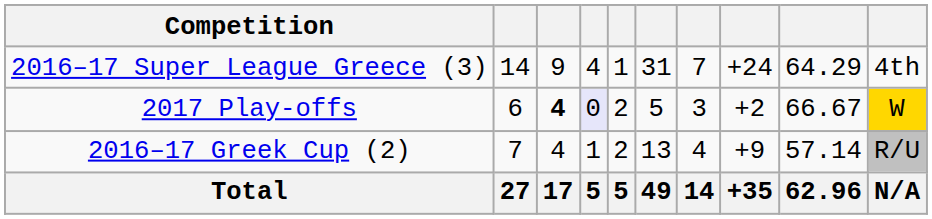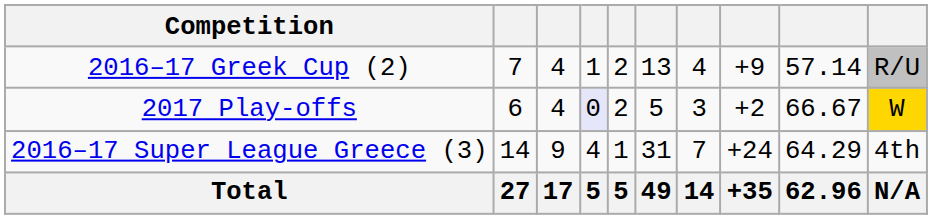rows swapped: (249, 68) <-> (249, 151)
(558, 109) bold -> (558, 109) normal
